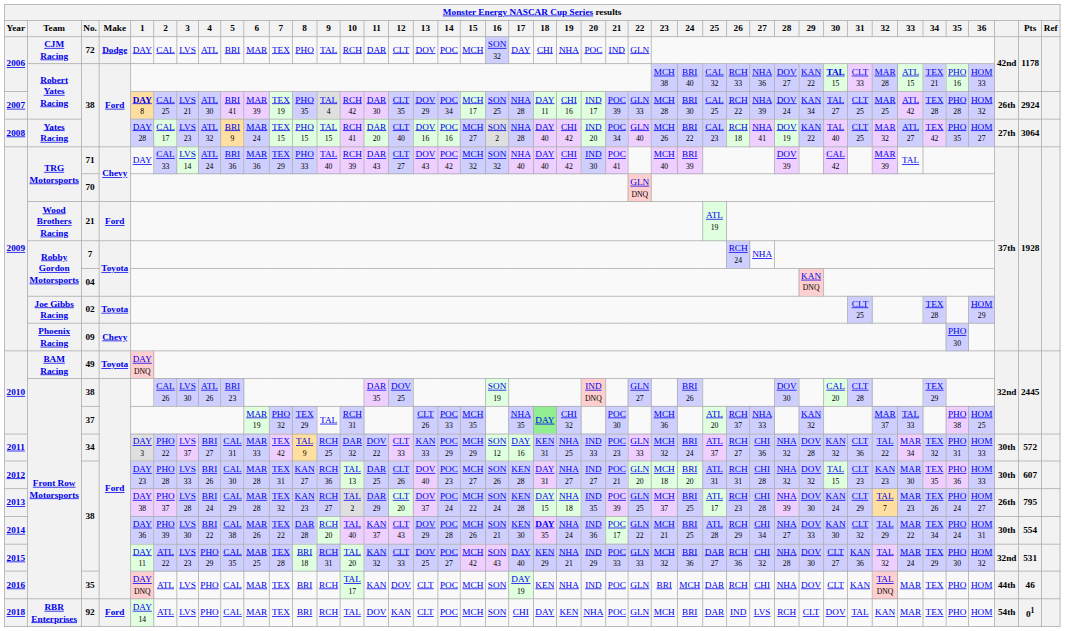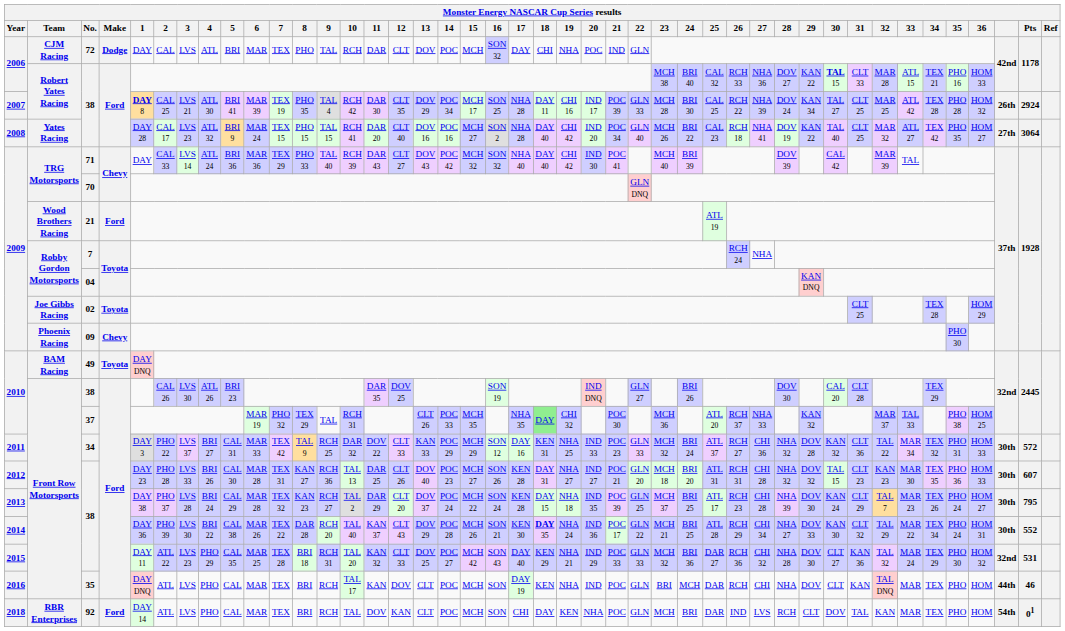(1007, 502) 26th -> (1007, 502) 30th
(1030, 530) 554 -> (1030, 530) 552
